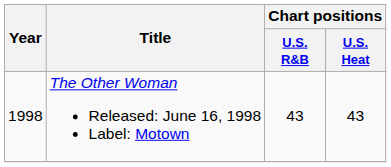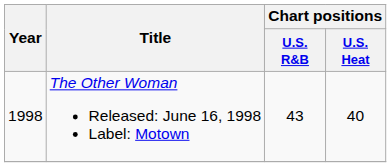(355, 116) 43 -> (355, 116) 40
